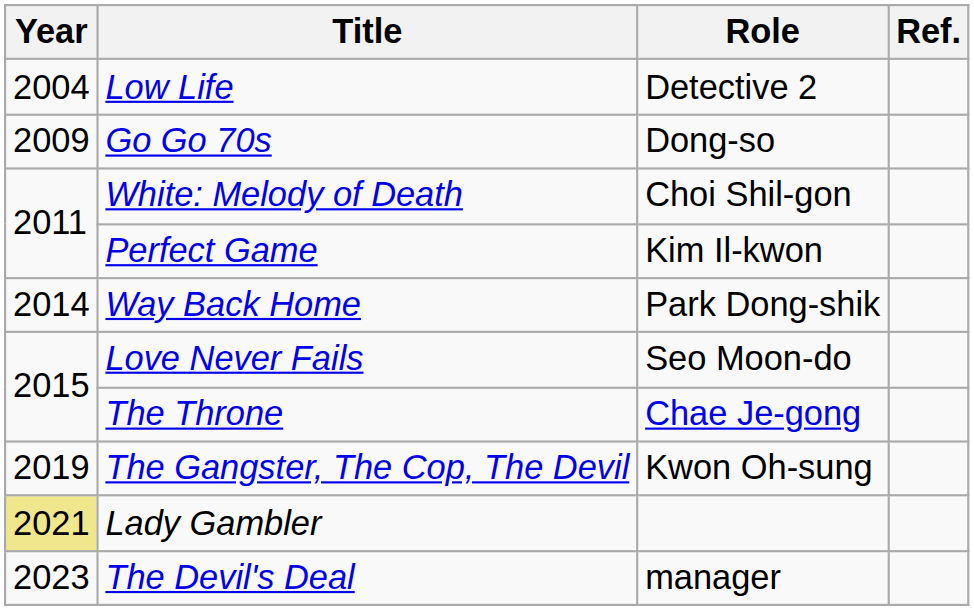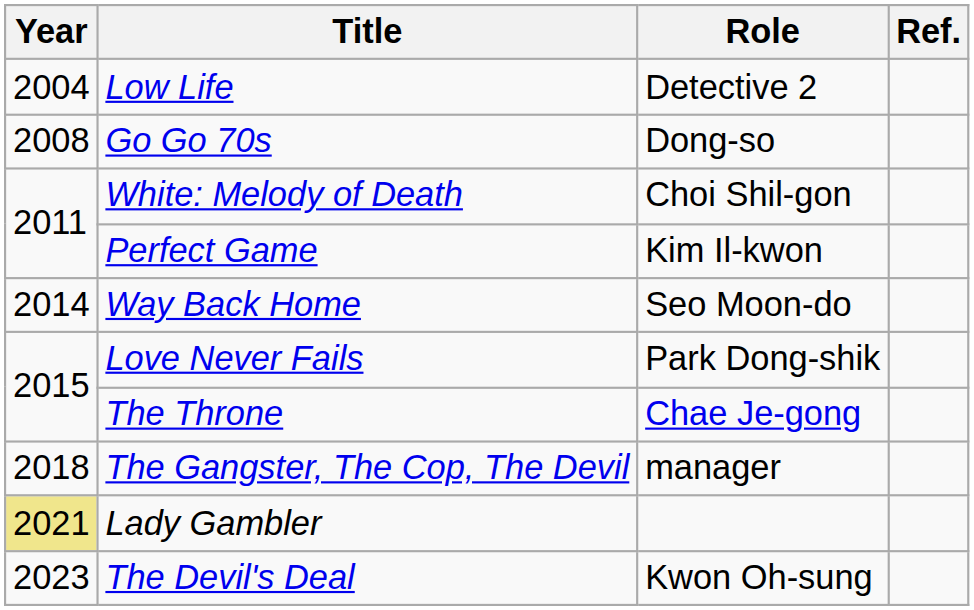(51, 140) 2009 -> (51, 140) 2008
(763, 304) Park Dong-shik -> (748, 304) Seo Moon-do
(748, 359) Seo Moon-do -> (763, 359) Park Dong-shik
(51, 468) 2019 -> (51, 468) 2018
(759, 468) Kwon Oh-sung -> (713, 468) manager
(713, 577) manager -> (759, 577) Kwon Oh-sung
